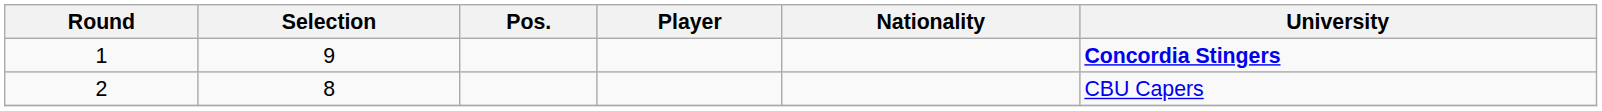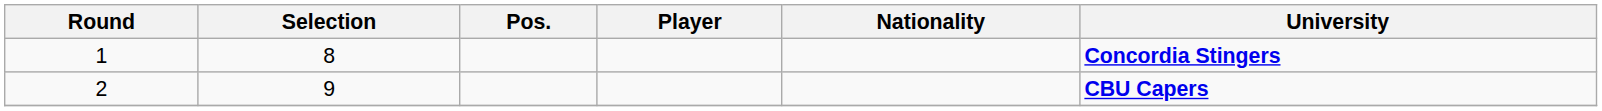(329, 55) 9 -> (329, 55) 8
(329, 89) 8 -> (329, 89) 9
(1144, 89) normal -> (1146, 89) bold
